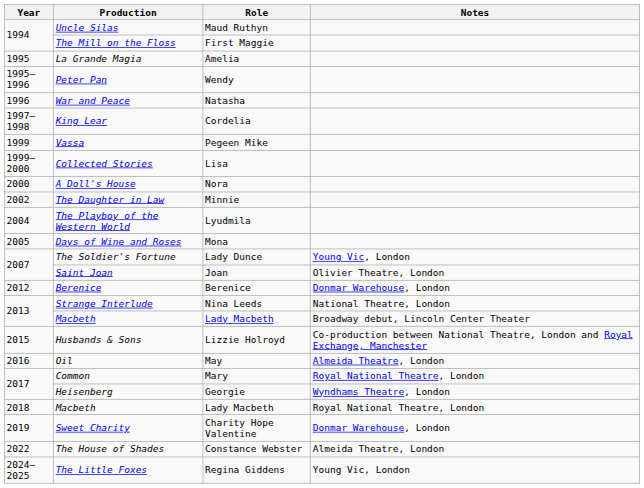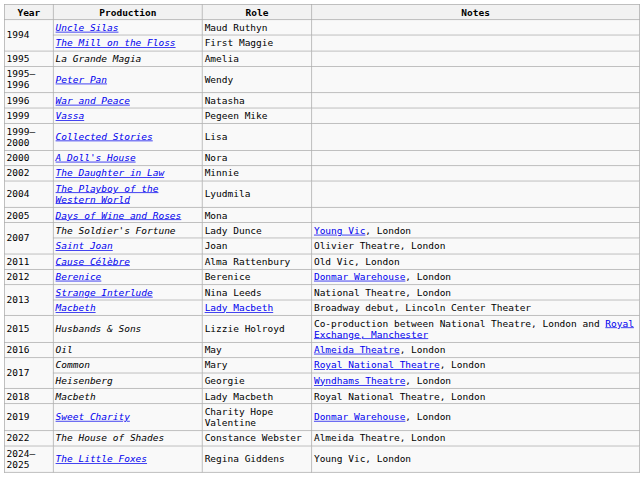- row: (21, 121)
+ row: (18, 261)
